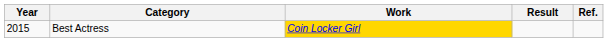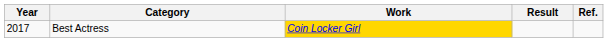(18, 28) 2015 -> (18, 28) 2017
